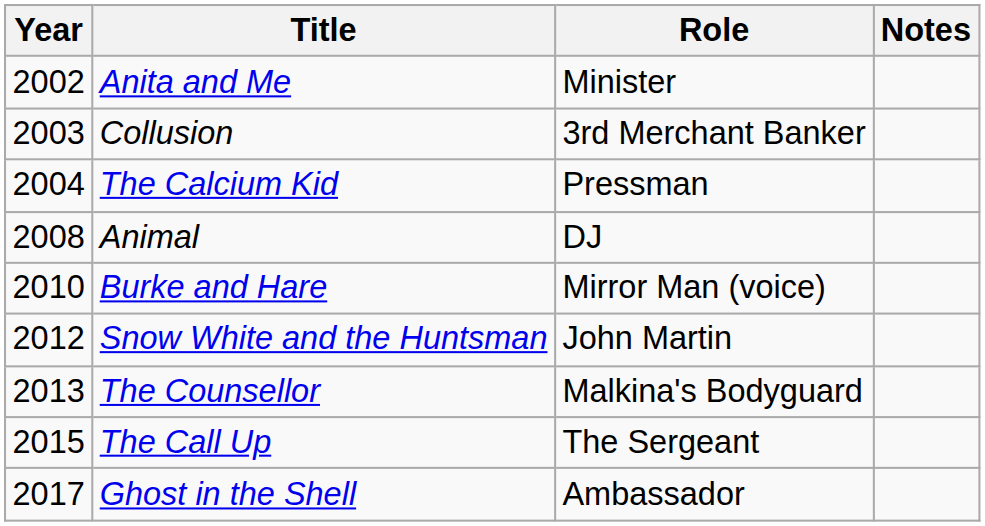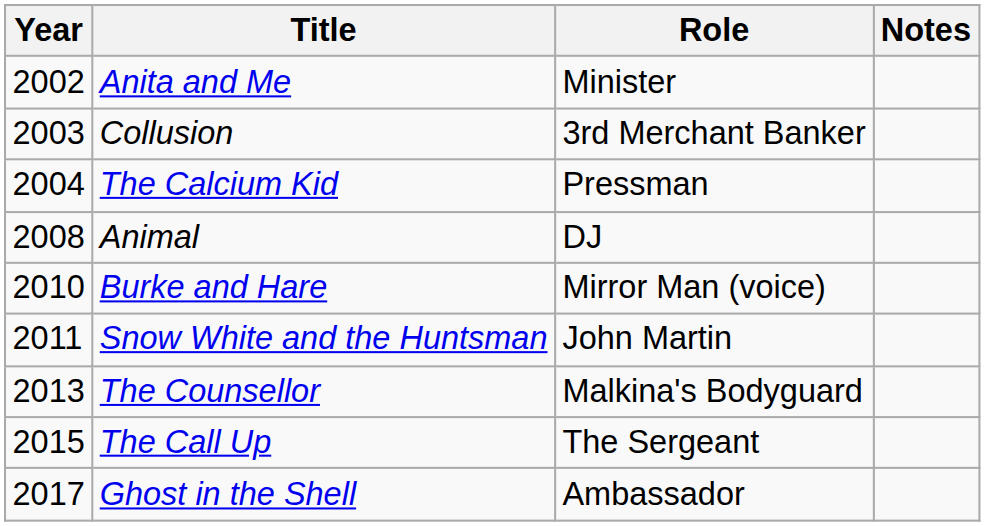(49, 339) 2012 -> (47, 339) 2011
